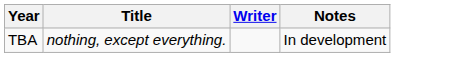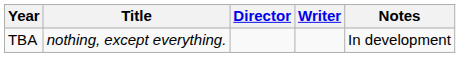+ column: (262, 16)
